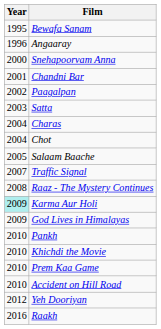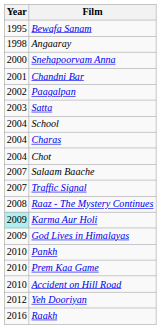(17, 44) 1996 -> (17, 44) 1998
+ row: (45, 124)
(17, 156) 2005 -> (17, 172) 2007
- row: (69, 252)
